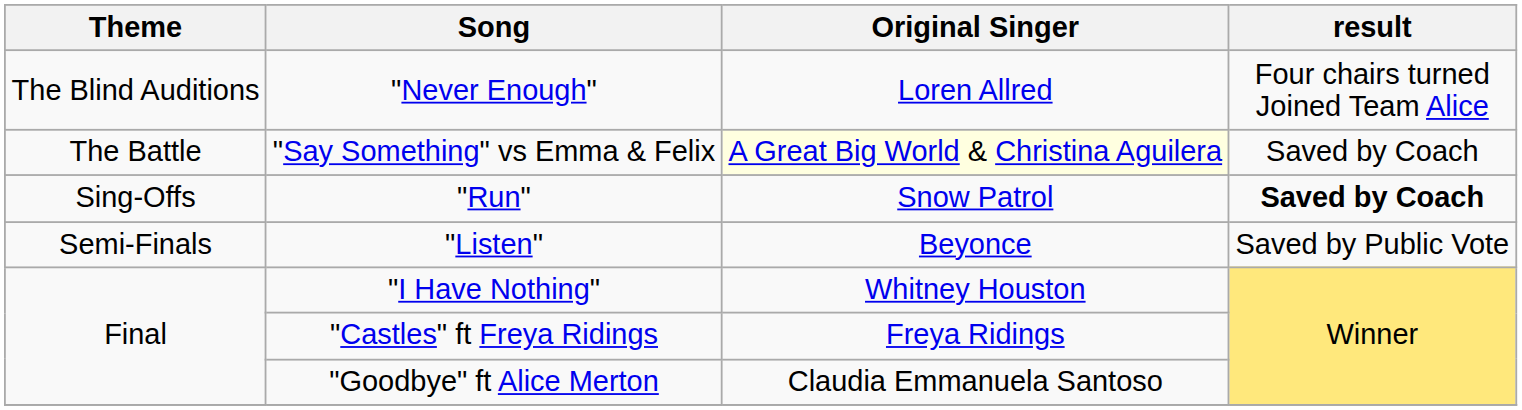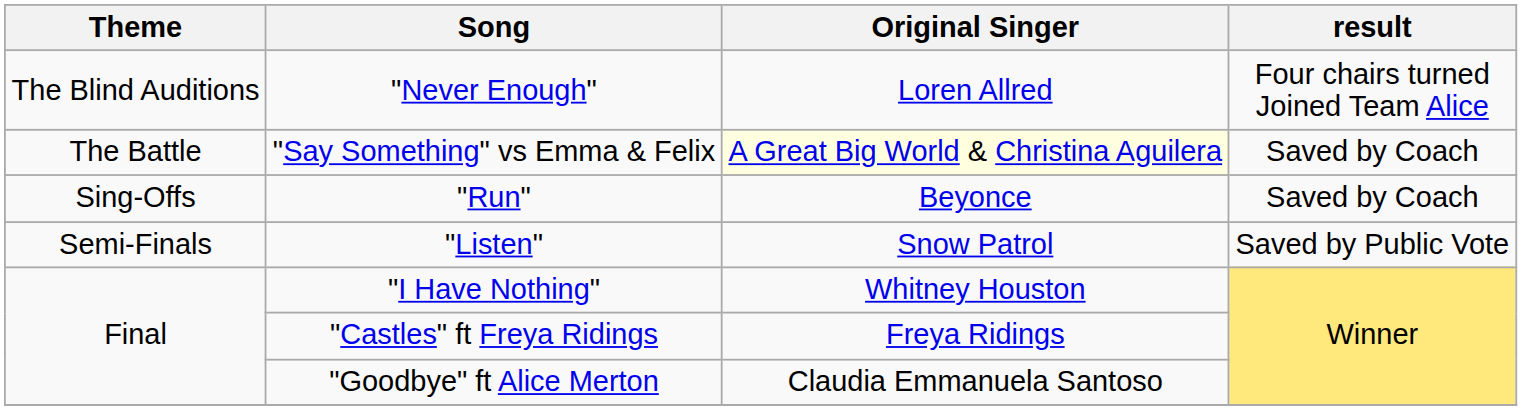(975, 197) Snow Patrol -> (975, 197) Beyonce
(1372, 197) bold -> (1372, 197) normal
(975, 243) Beyonce -> (975, 243) Snow Patrol
